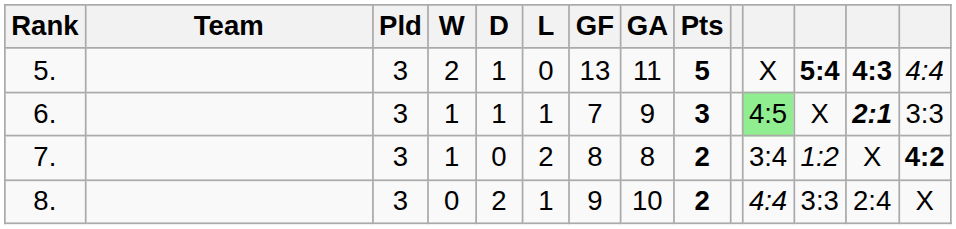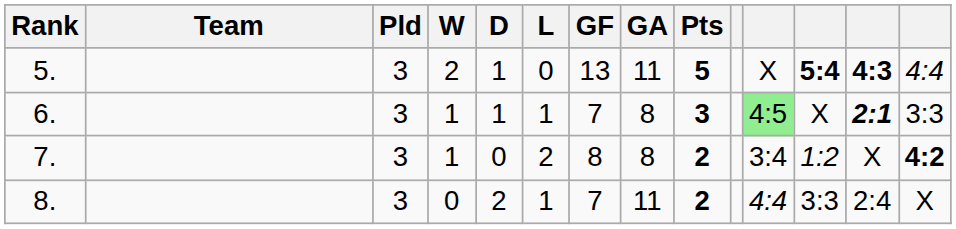(647, 113) 9 -> (647, 113) 8
(595, 200) 9 -> (595, 200) 7
(647, 200) 10 -> (647, 200) 11
